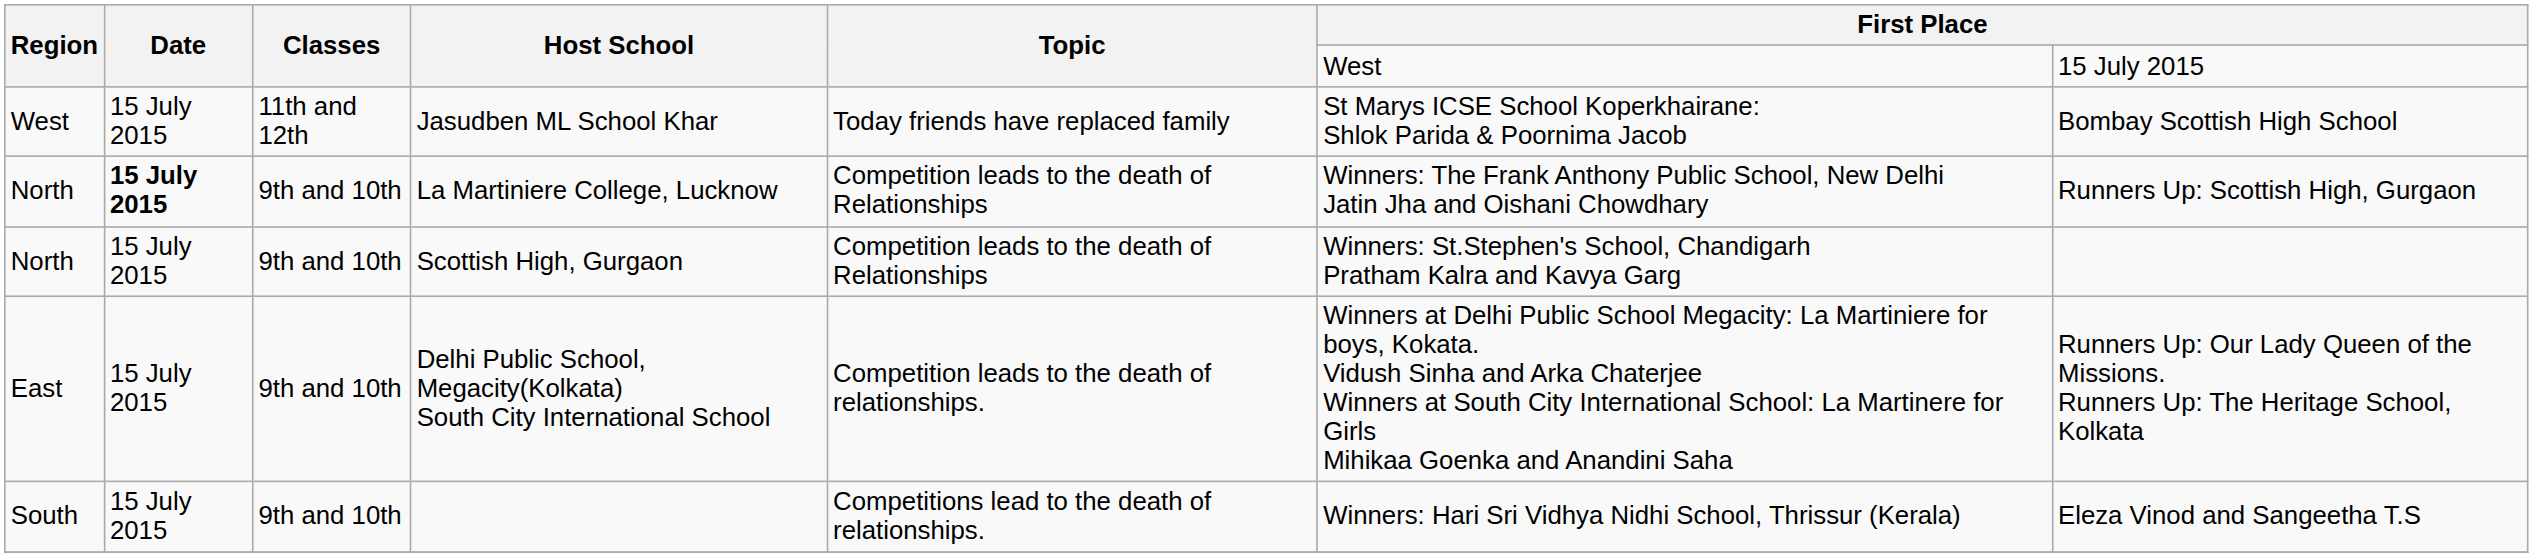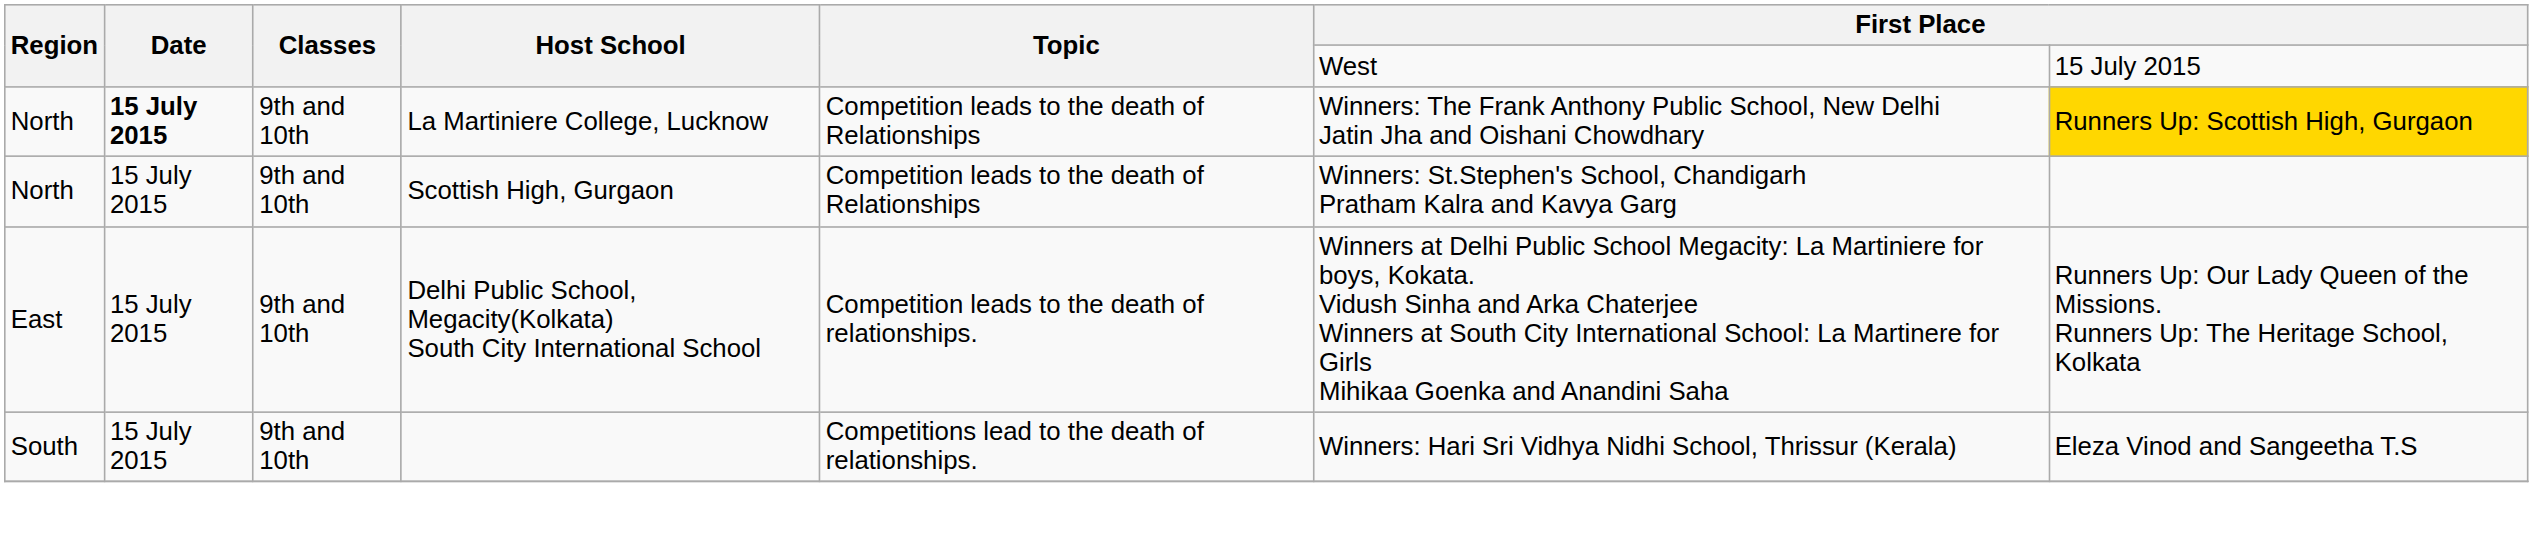- row: (40, 121)
(2267, 190) no background -> (2264, 121) gold background
